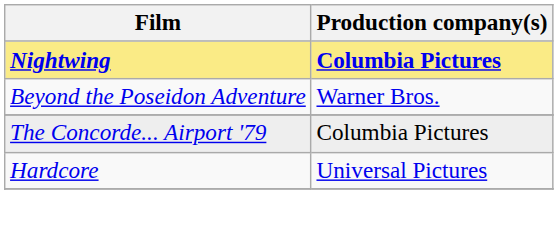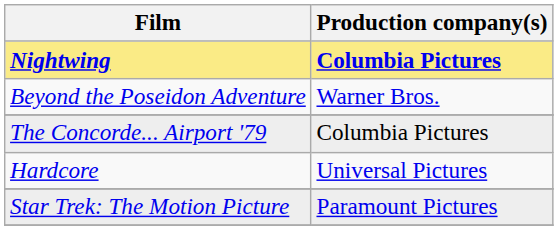+ row: (150, 206)
